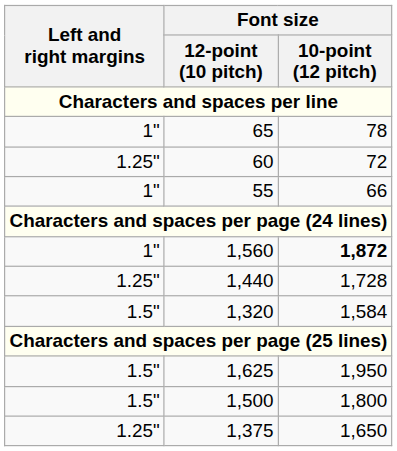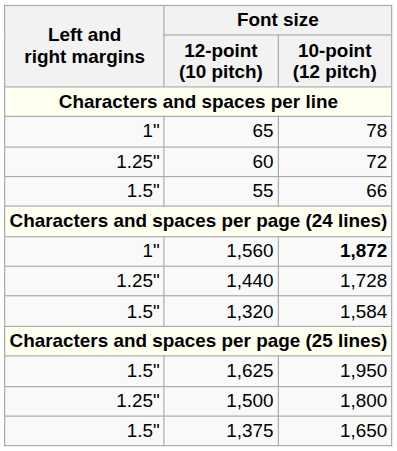(151, 191) 1" -> (143, 191) 1.5"
(143, 400) 1.5" -> (138, 400) 1.25"
(138, 430) 1.25" -> (143, 430) 1.5"
